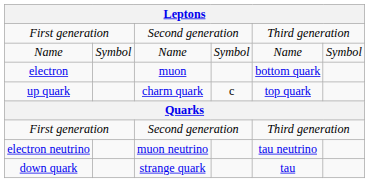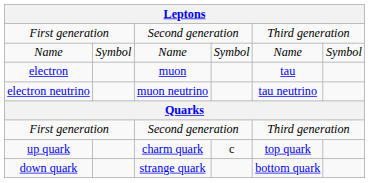(288, 71) bottom quark -> (288, 71) tau
rows swapped: (49, 149) <-> (49, 91)
(288, 168) tau -> (288, 168) bottom quark
